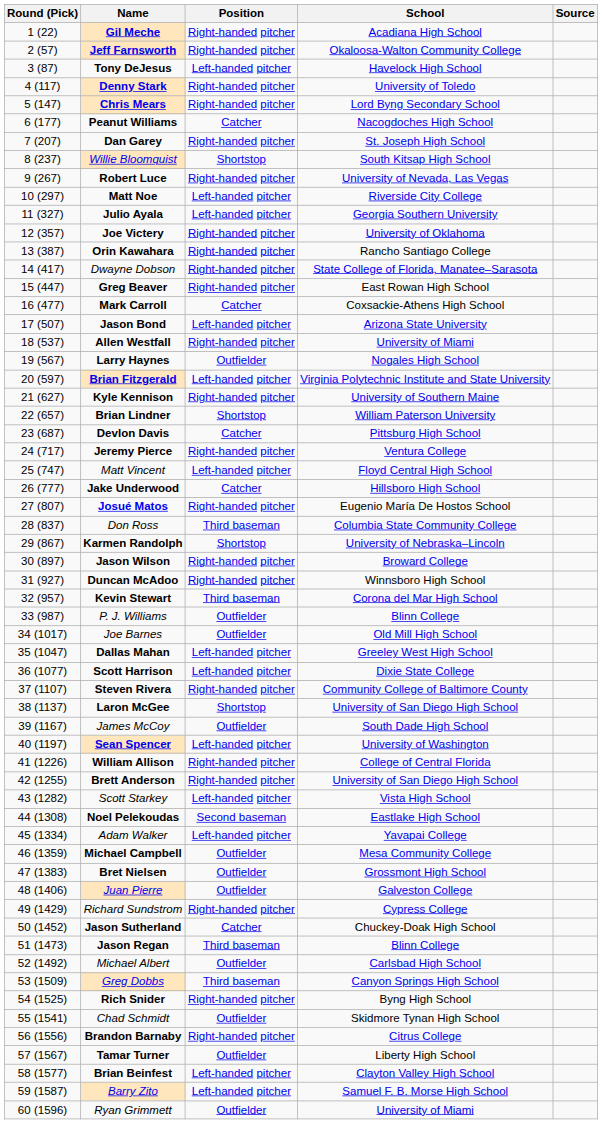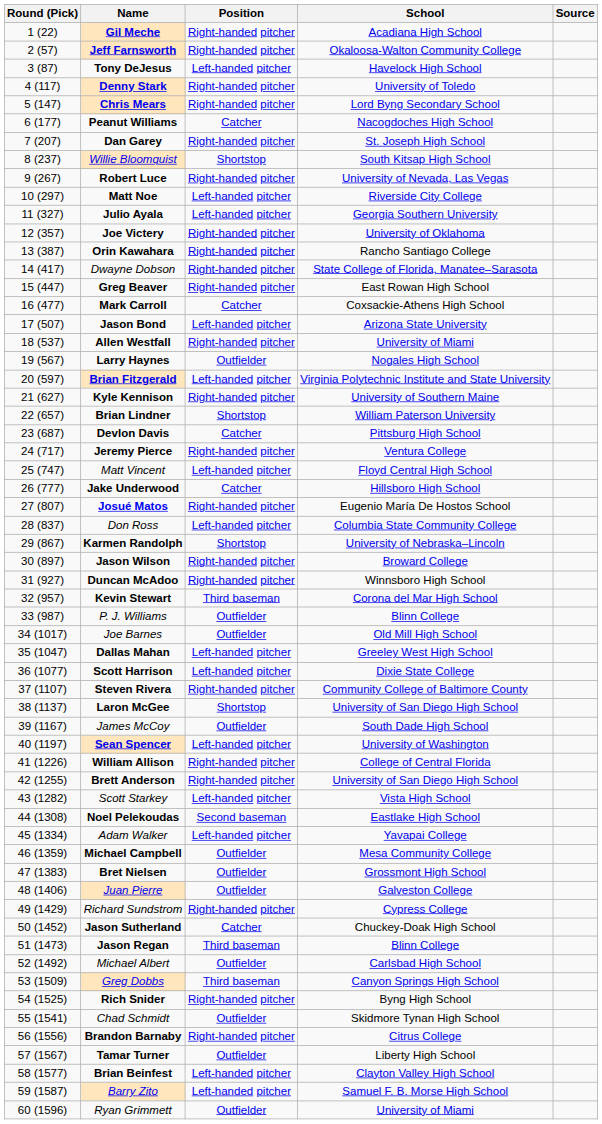(241, 525) Third baseman -> (241, 525) Left-handed pitcher
